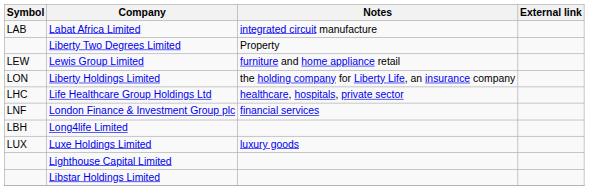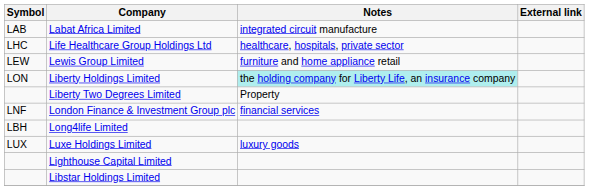rows swapped: (115, 45) <-> (130, 95)
(378, 78) no background -> (378, 78) paleturquoise background
